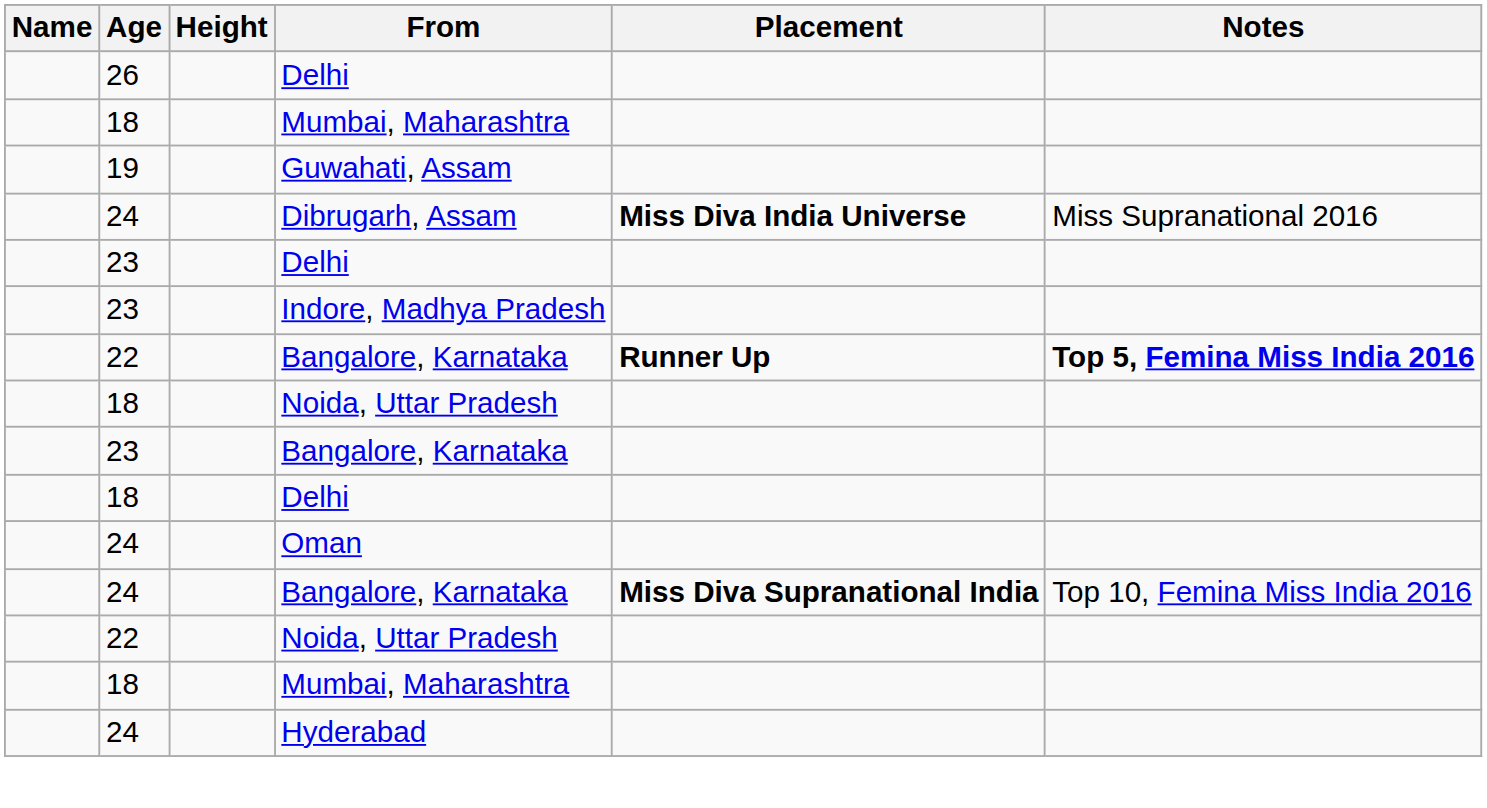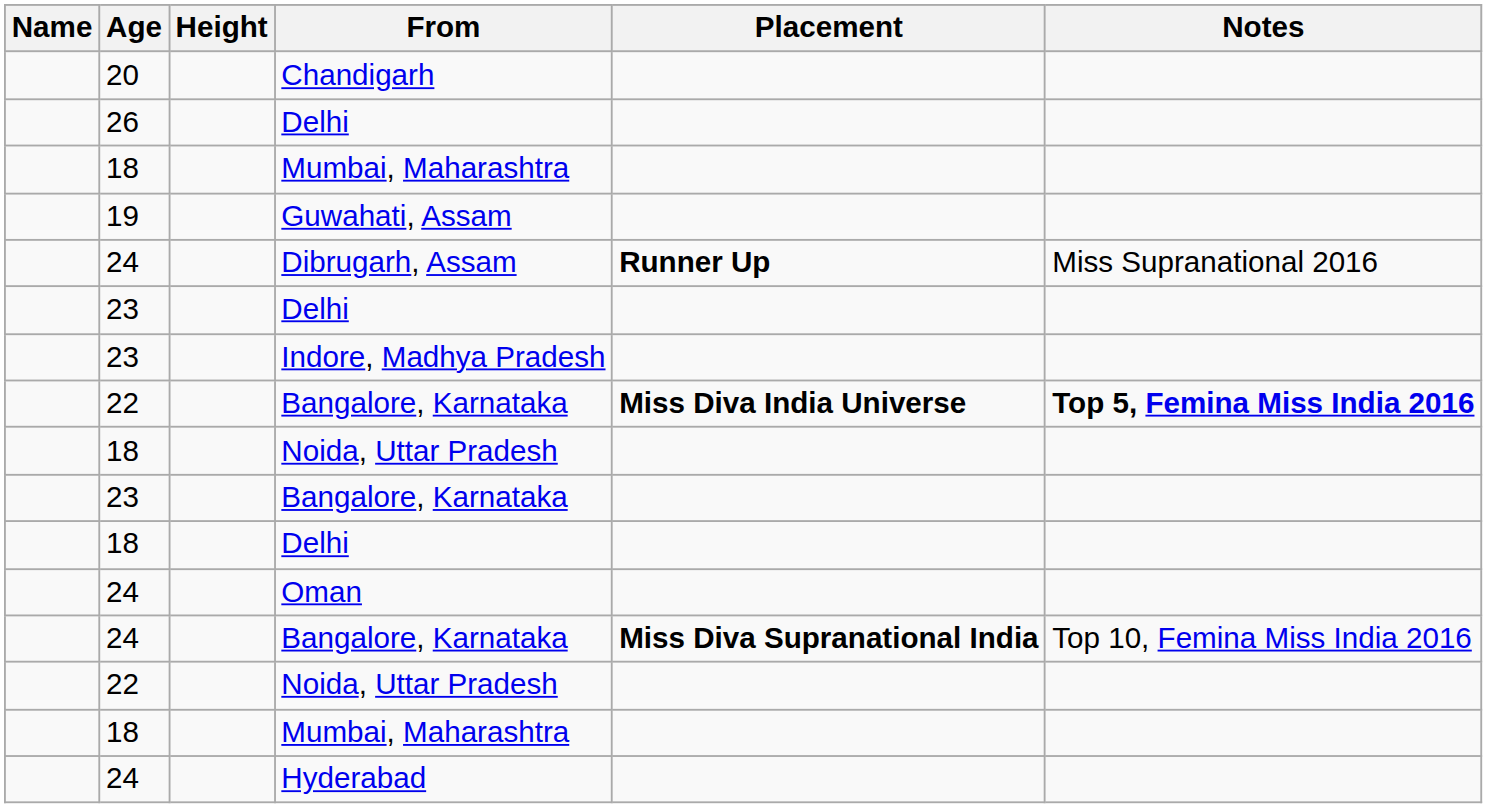+ row: (122, 74)
(793, 215) Miss Diva India Universe -> (695, 262) Runner Up
(695, 356) Runner Up -> (793, 403) Miss Diva India Universe
